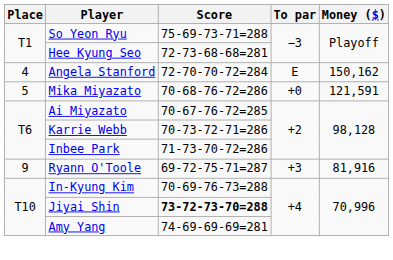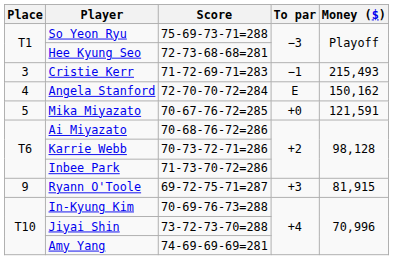+ row: (91, 72)
(214, 91) 70-68-76-72=286 -> (214, 110) 70-67-76-72=285
(214, 110) 70-67-76-72=285 -> (214, 130) 70-68-76-72=286
(354, 168) 81,916 -> (354, 188) 81,915
(214, 207) bold -> (214, 226) normal
